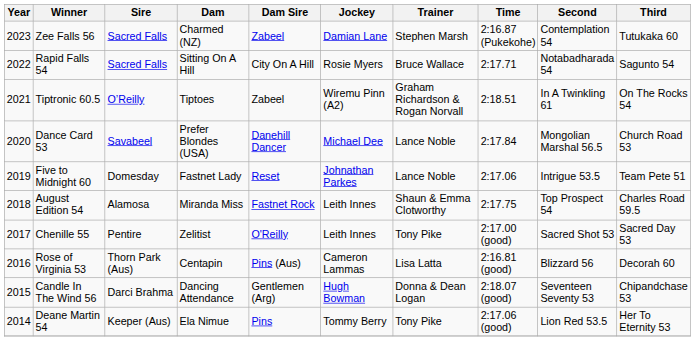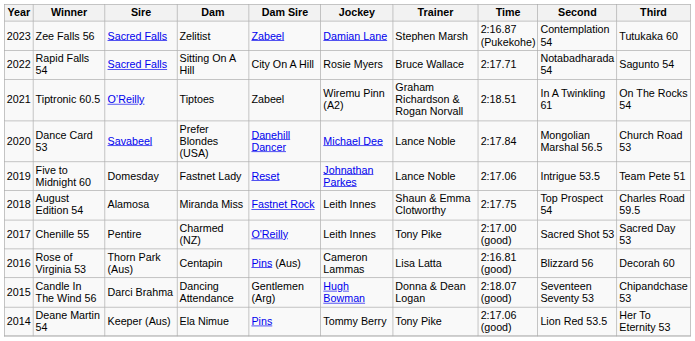(202, 36) Charmed (NZ) -> (195, 36) Zelitist
(195, 234) Zelitist -> (202, 234) Charmed (NZ)
